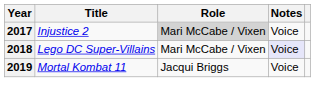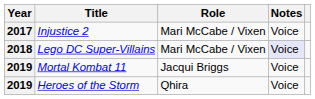(213, 31) lightgrey background -> (213, 31) no background
+ row: (88, 85)
